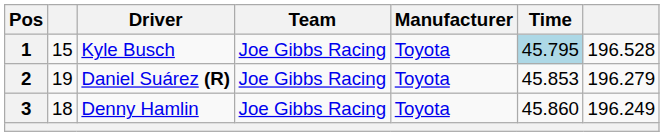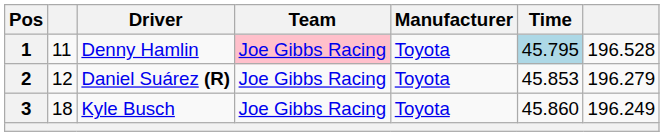(62, 49) 15 -> (62, 49) 11
(128, 49) Kyle Busch -> (140, 49) Denny Hamlin
(312, 49) no background -> (312, 49) pink background
(62, 79) 19 -> (62, 79) 12
(140, 108) Denny Hamlin -> (128, 108) Kyle Busch
